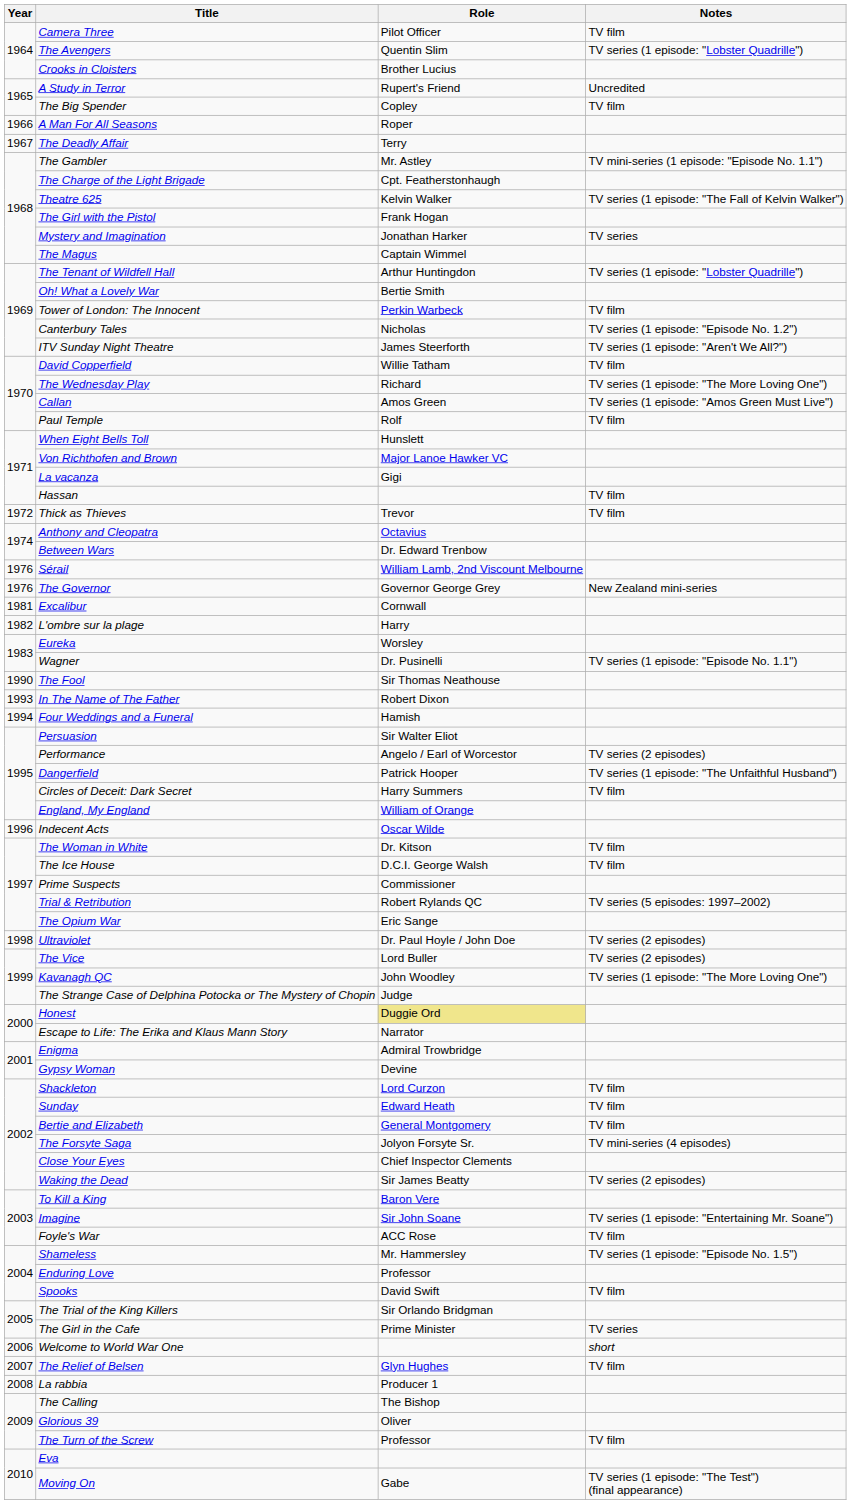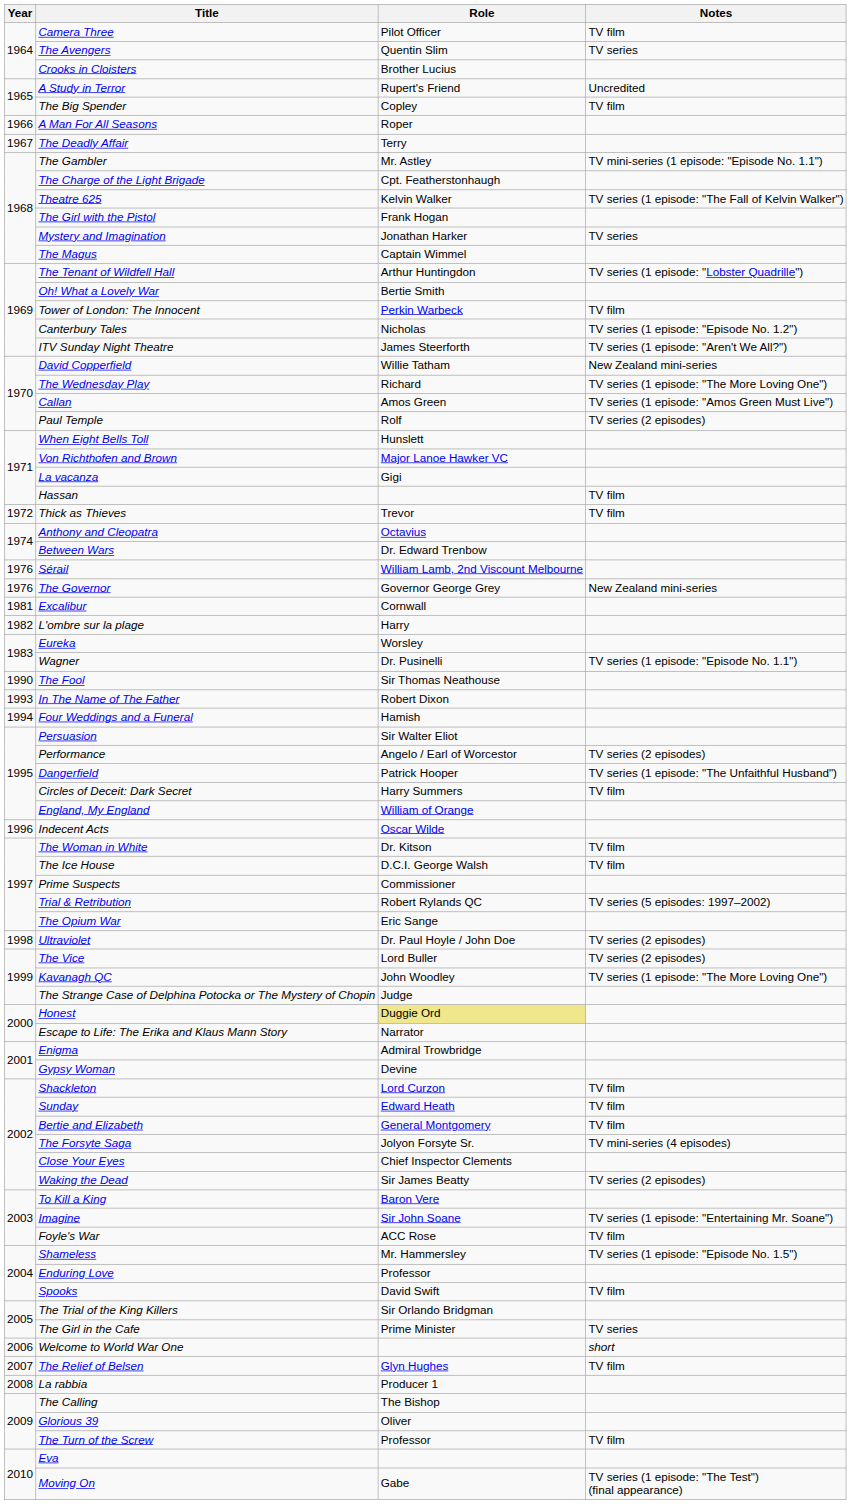(696, 50) TV series (1 episode: "Lobster Quadrille") -> (613, 50) TV series
(607, 365) TV film -> (653, 365) New Zealand mini-series
(607, 421) TV film -> (647, 421) TV series (2 episodes)
